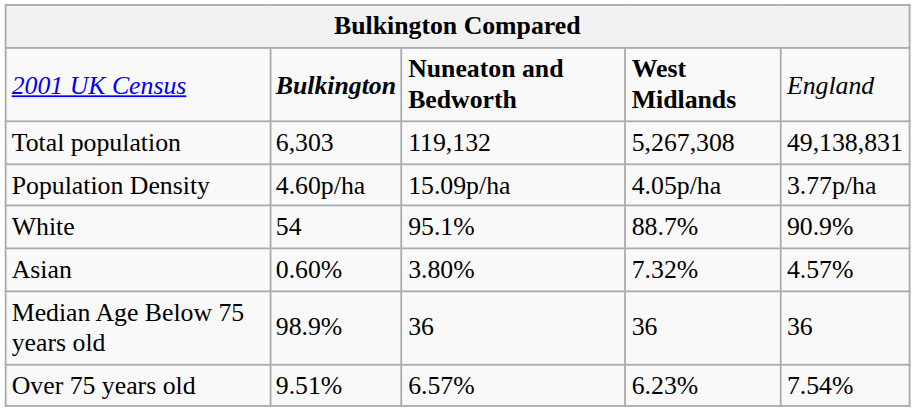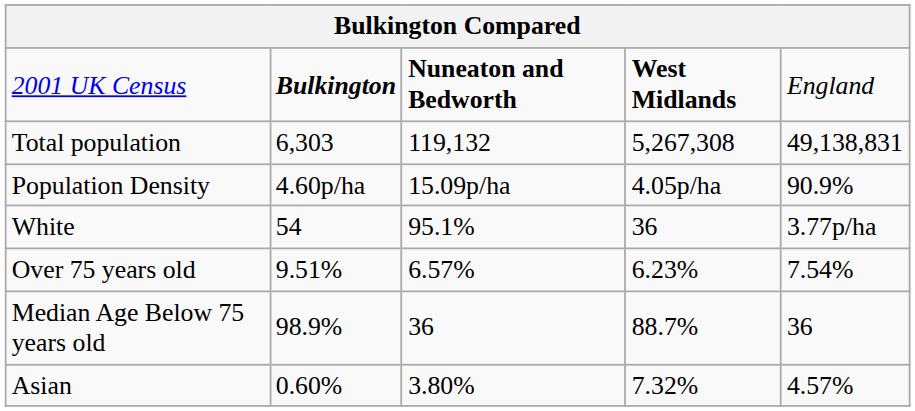(832, 184) 3.77p/ha -> (820, 184) 90.9%
(665, 226) 88.7% -> (645, 226) 36
(820, 226) 90.9% -> (832, 226) 3.77p/ha
rows swapped: (42, 269) <-> (104, 384)
(645, 327) 36 -> (665, 327) 88.7%
